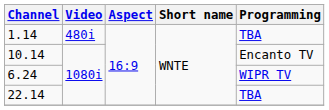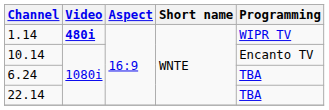(80, 35) normal -> (80, 35) bold
(250, 35) TBA -> (265, 35) WIPR TV
(265, 75) WIPR TV -> (250, 75) TBA
